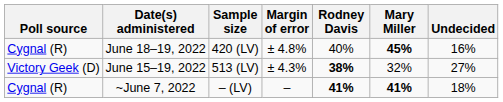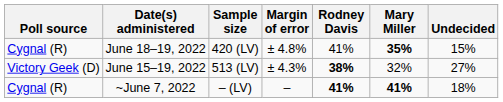(341, 48) 40% -> (341, 48) 41%
(399, 48) 45% -> (399, 48) 35%
(463, 48) 16% -> (463, 48) 15%
